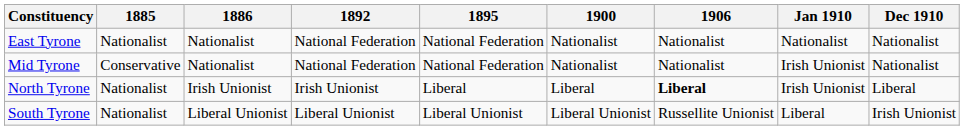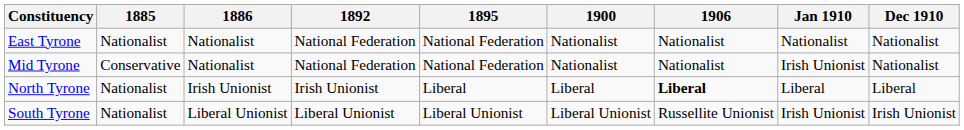(823, 88) Irish Unionist -> (803, 88) Liberal
(803, 112) Liberal -> (823, 112) Irish Unionist
